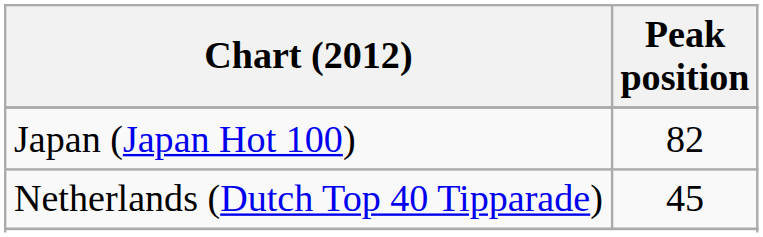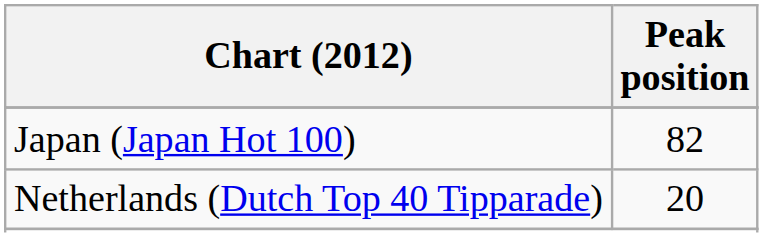(685, 198) 45 -> (685, 198) 20
